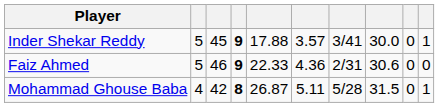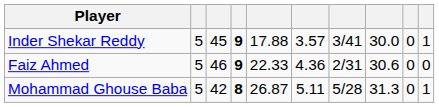(199, 89) 4 -> (199, 89) 5
(384, 89) 31.5 -> (384, 89) 31.3
